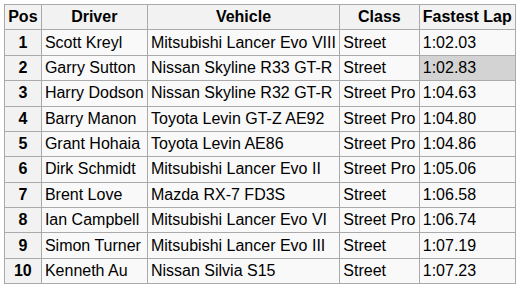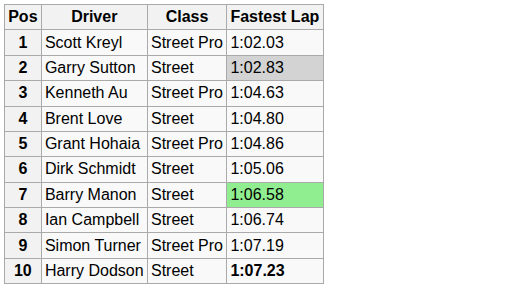- column: (243, 17)
(365, 42) Street -> (187, 42) Street Pro
(94, 93) Harry Dodson -> (86, 93) Kenneth Au
(91, 118) Barry Manon -> (84, 118) Brent Love
(379, 118) Street Pro -> (172, 118) Street
(379, 169) Street Pro -> (172, 169) Street
(84, 194) Brent Love -> (91, 194) Barry Manon
(449, 194) no background -> (257, 194) lightgreen background
(379, 220) Street Pro -> (172, 220) Street
(365, 245) Street -> (187, 245) Street Pro
(86, 270) Kenneth Au -> (94, 270) Harry Dodson
(449, 270) normal -> (258, 270) bold
